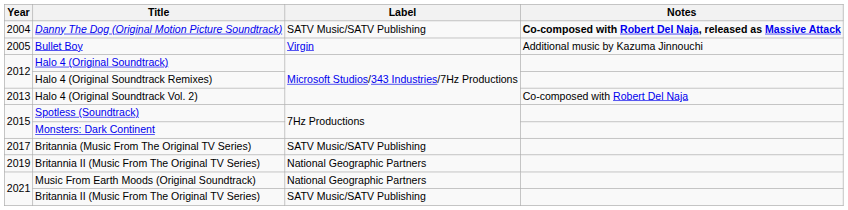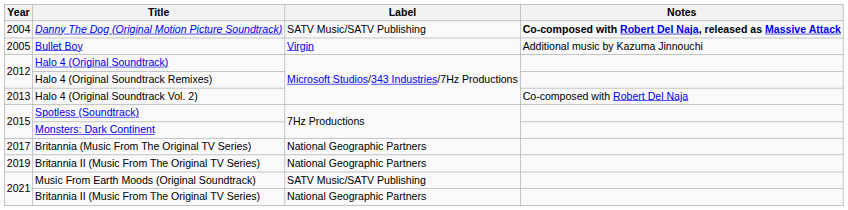(356, 146) SATV Music/SATV Publishing -> (357, 146) National Geographic Partners
(357, 180) National Geographic Partners -> (356, 180) SATV Music/SATV Publishing
(356, 197) SATV Music/SATV Publishing -> (357, 197) National Geographic Partners
